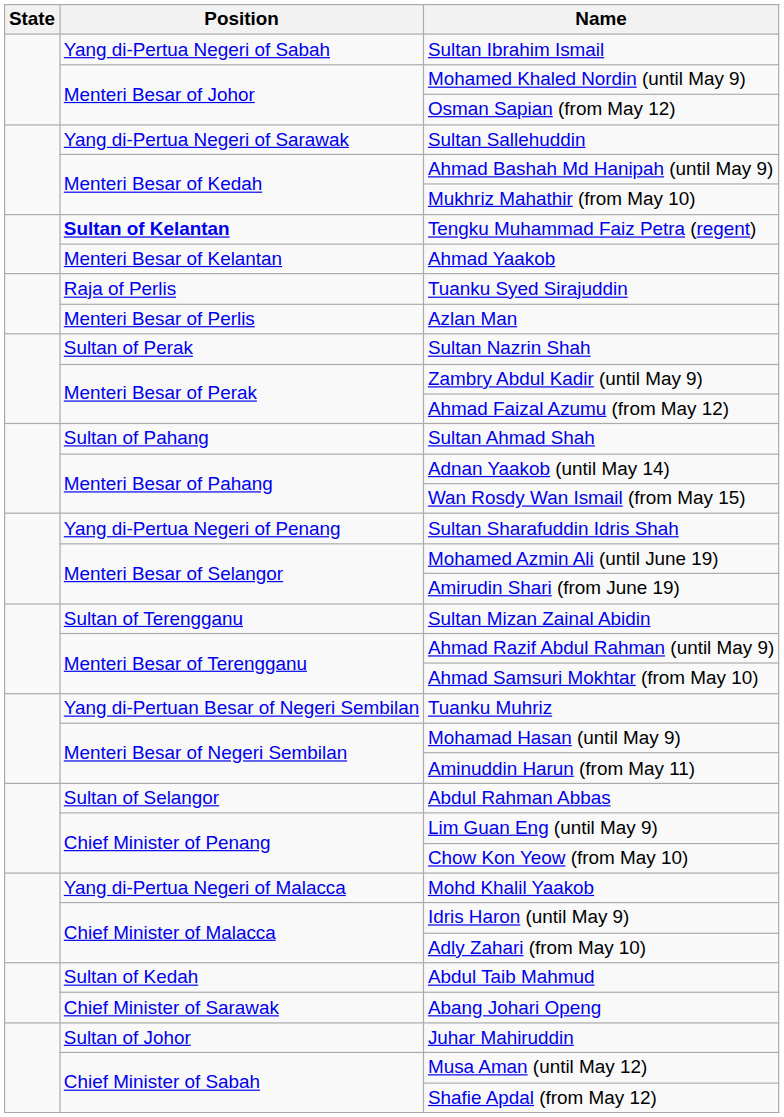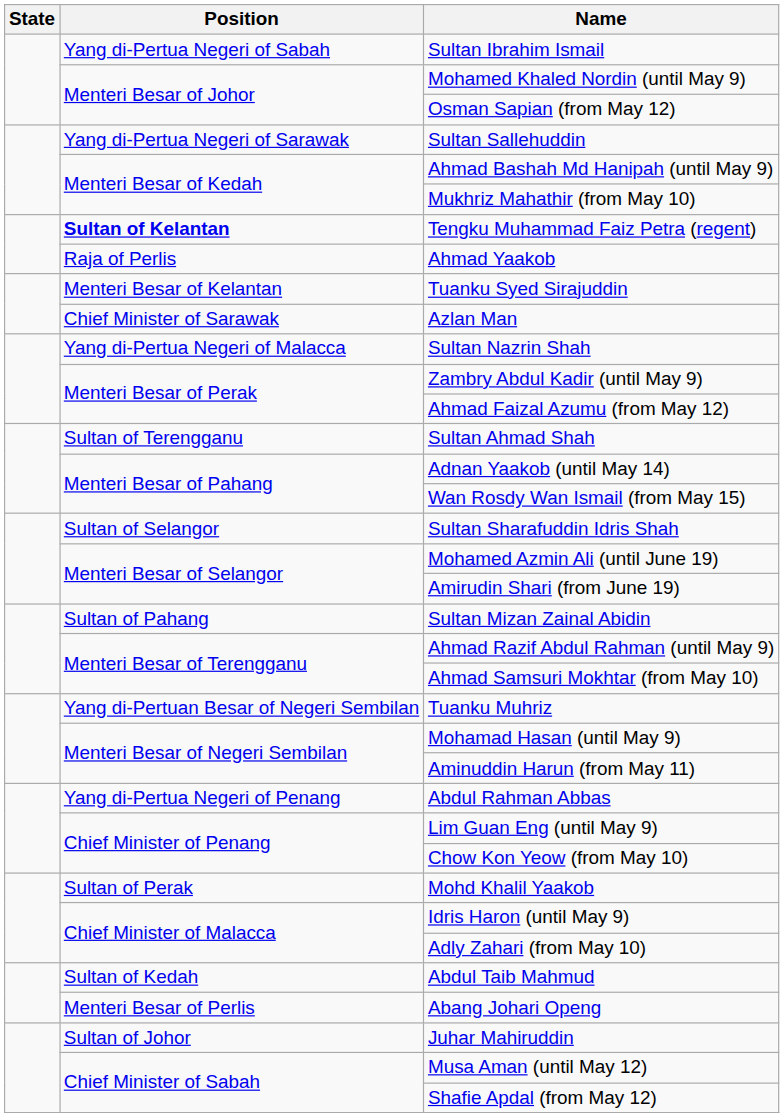(173, 259) Menteri Besar of Kelantan -> (120, 259) Raja of Perlis
(120, 288) Raja of Perlis -> (173, 288) Menteri Besar of Kelantan
(159, 318) Menteri Besar of Perlis -> (171, 318) Chief Minister of Sarawak
(128, 348) Sultan of Perak -> (205, 348) Yang di-Pertua Negeri of Malacca
(136, 438) Sultan of Pahang -> (153, 438) Sultan of Terengganu
(202, 528) Yang di-Pertua Negeri of Penang -> (141, 528) Sultan of Selangor
(153, 618) Sultan of Terengganu -> (136, 618) Sultan of Pahang
(141, 797) Sultan of Selangor -> (202, 797) Yang di-Pertua Negeri of Penang
(205, 887) Yang di-Pertua Negeri of Malacca -> (128, 887) Sultan of Perak
(171, 1007) Chief Minister of Sarawak -> (159, 1007) Menteri Besar of Perlis
